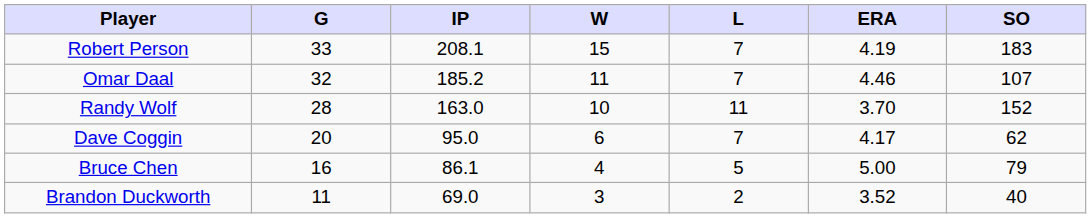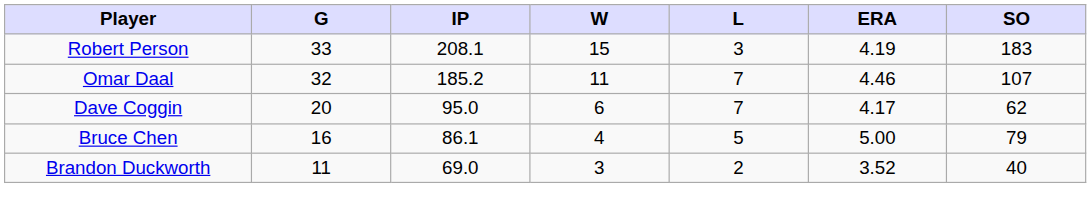(738, 49) 7 -> (738, 49) 3
- row: (128, 108)
